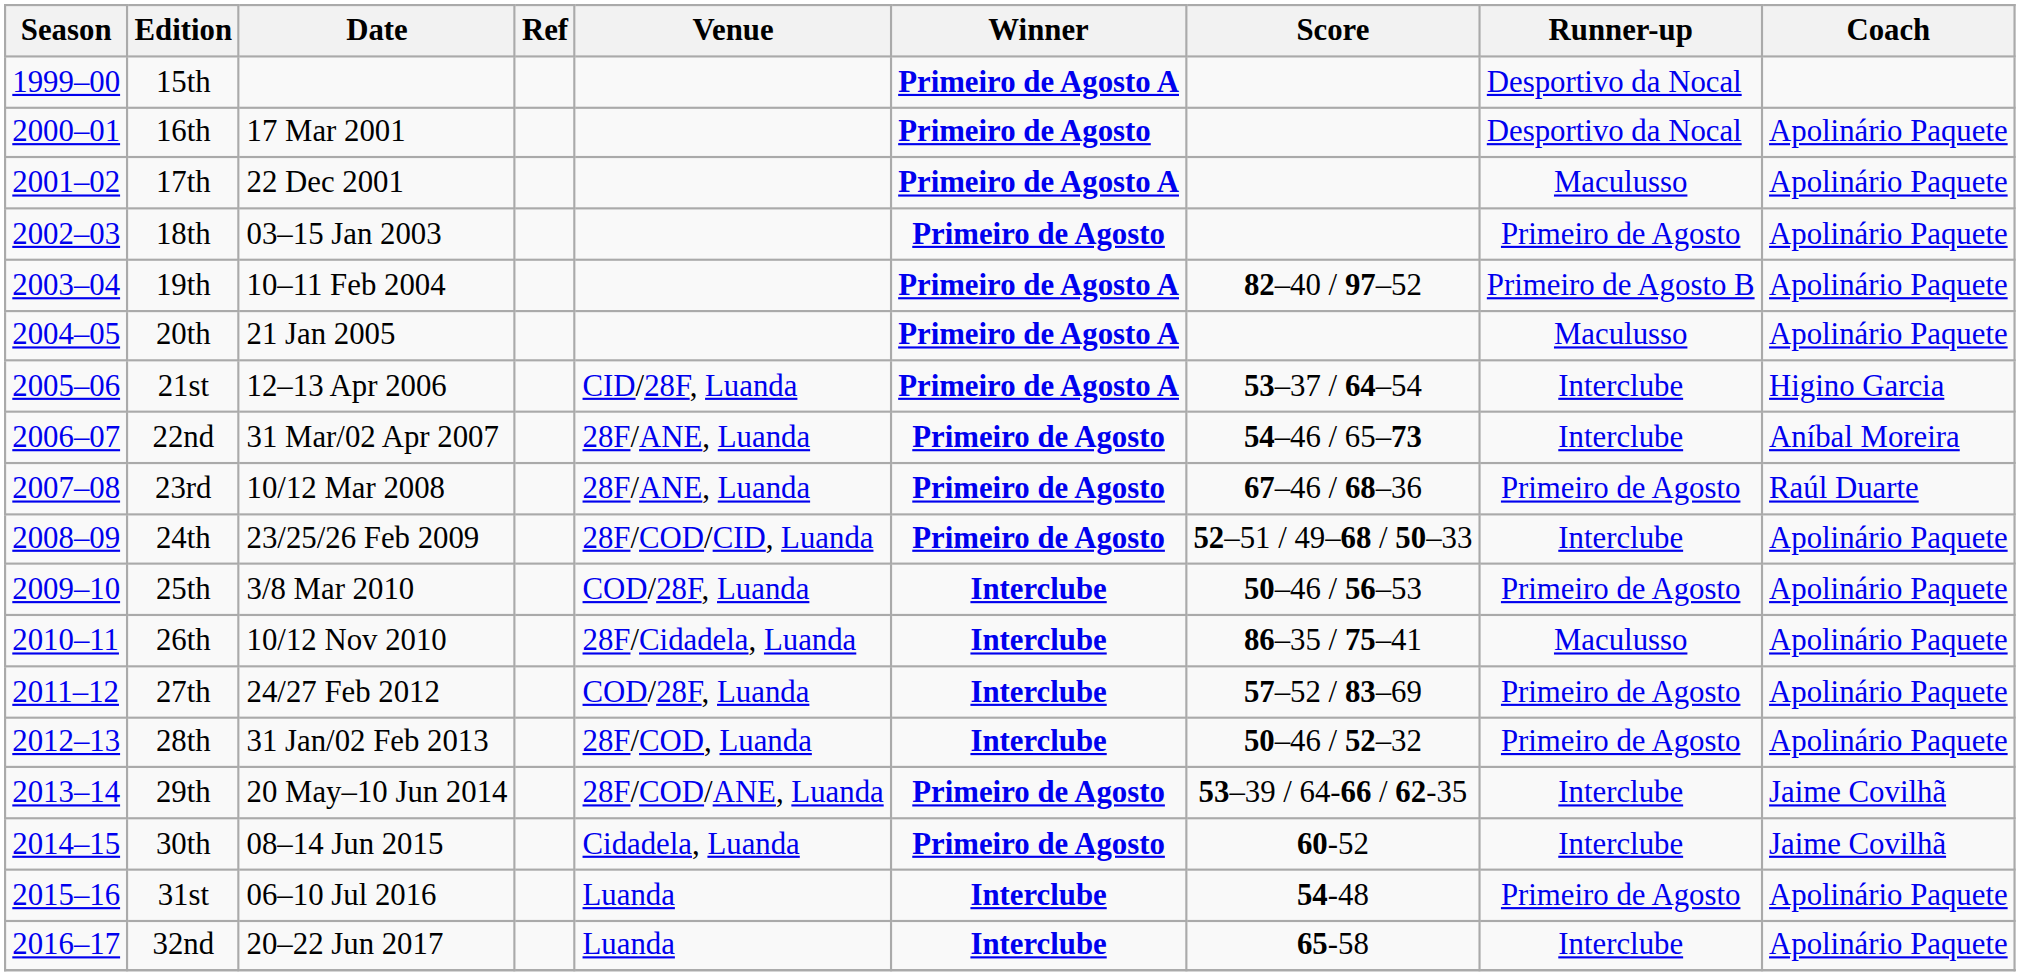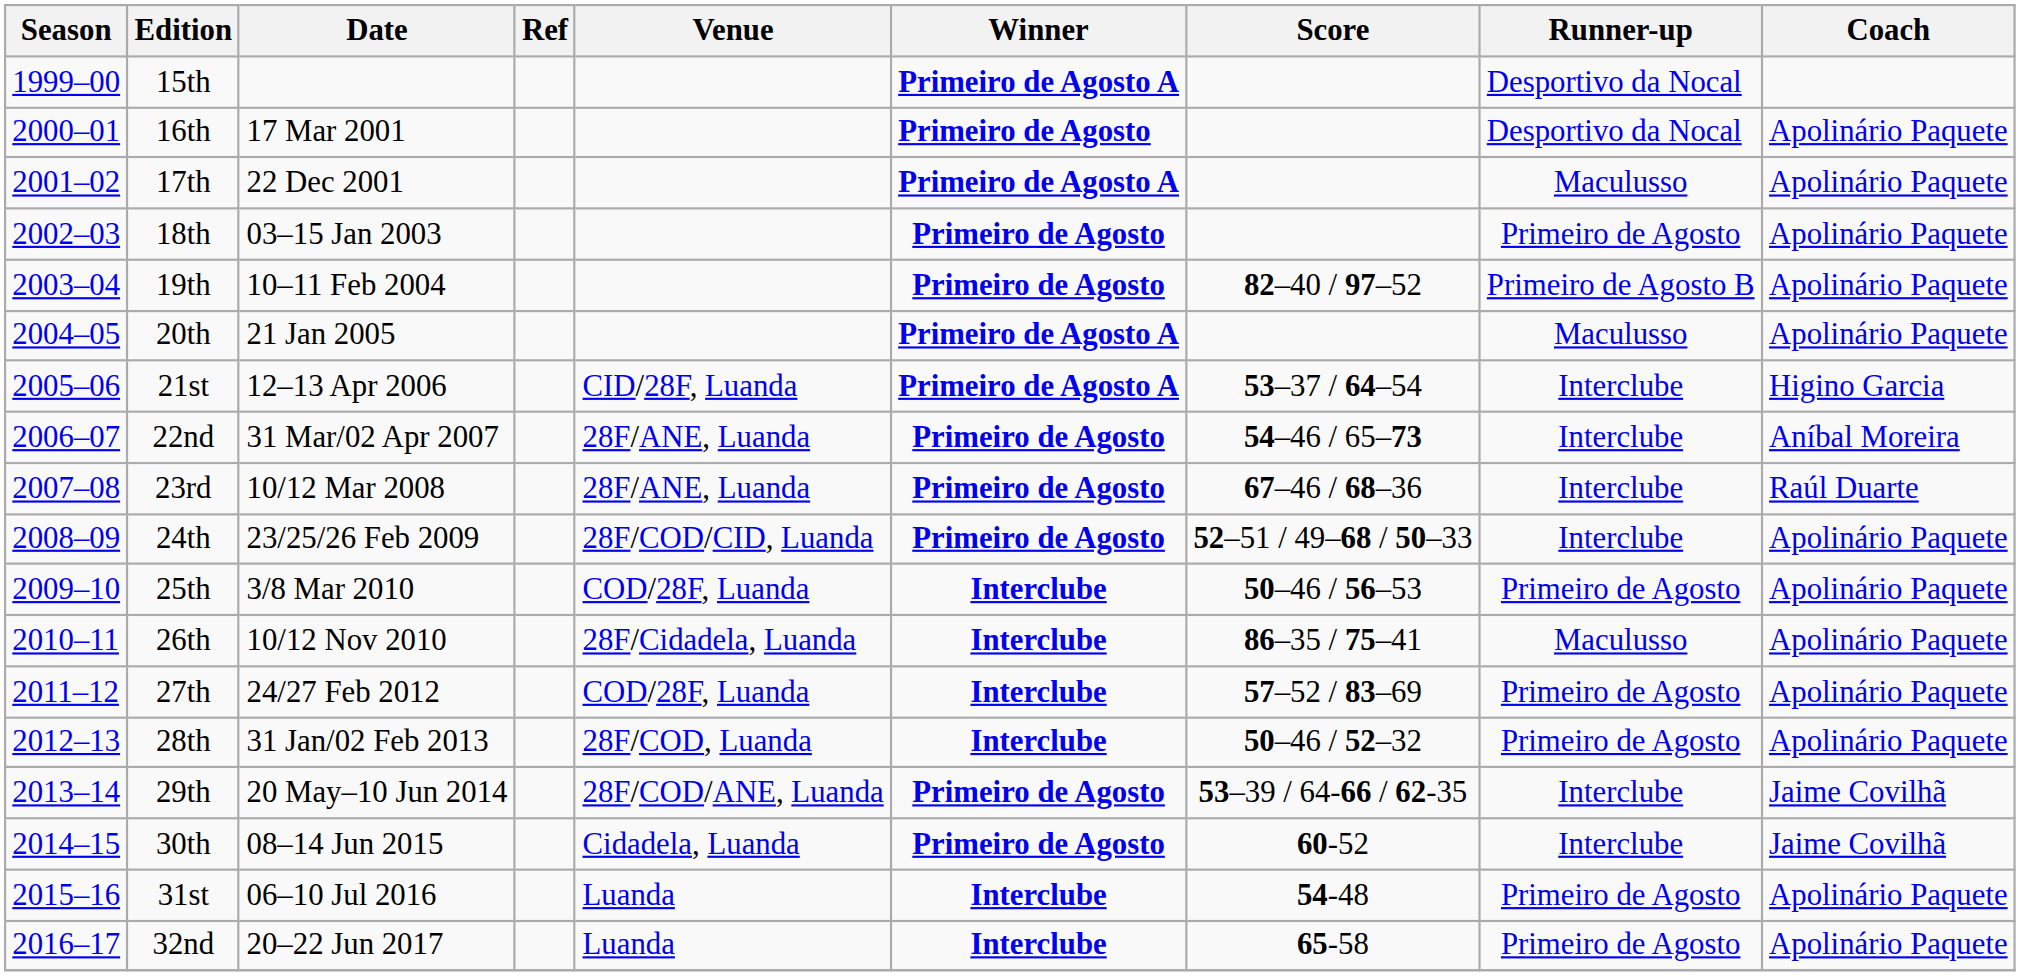(1039, 284) Primeiro de Agosto A -> (1039, 284) Primeiro de Agosto
(1621, 487) Primeiro de Agosto -> (1621, 487) Interclube
(1621, 945) Interclube -> (1621, 945) Primeiro de Agosto
